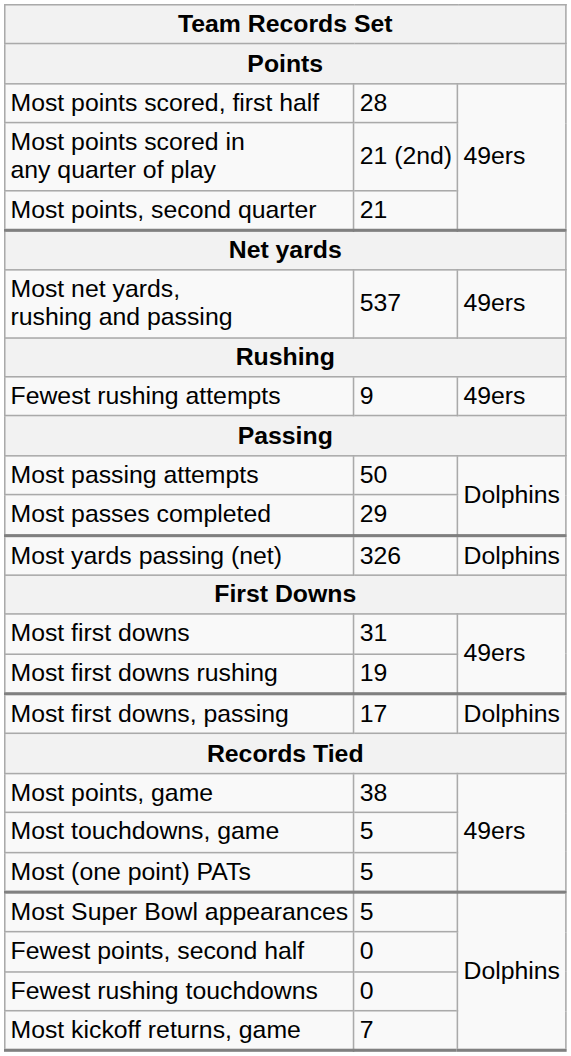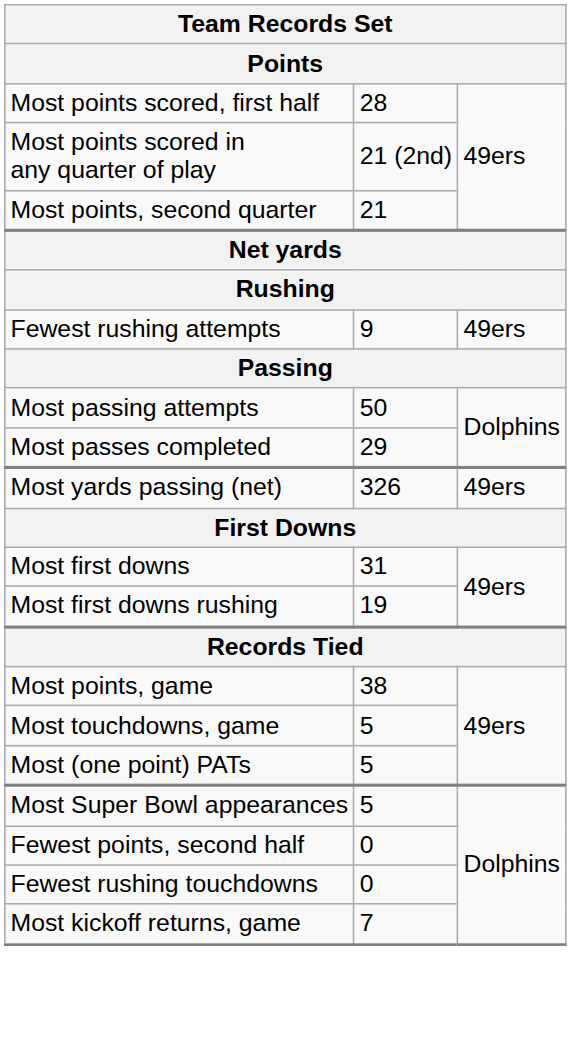- row: (121, 303)
(512, 555) Dolphins -> (495, 487) 49ers
- row: (150, 713)
